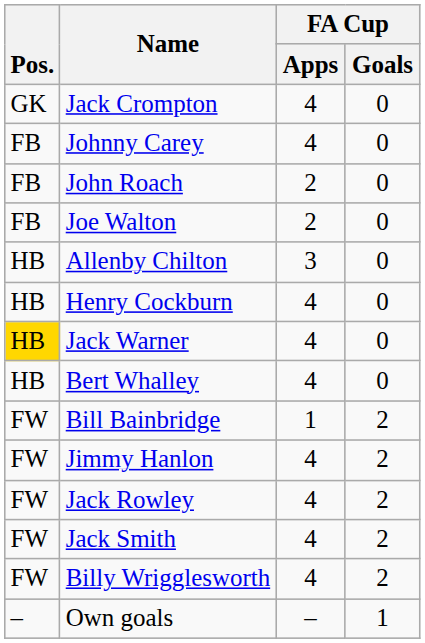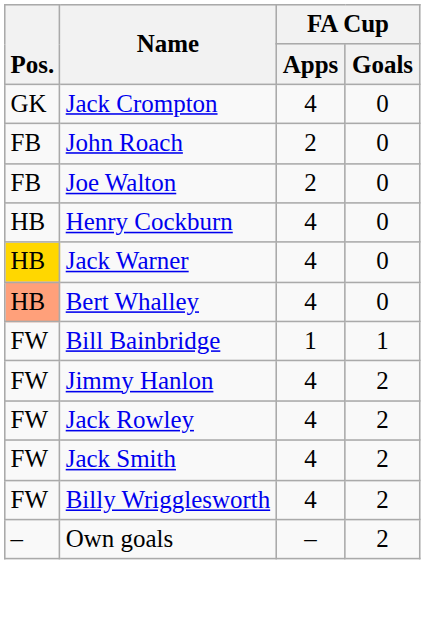- row: (135, 143)
- row: (146, 261)
(28, 380) no background -> (28, 301) lightsalmon background
(383, 420) 2 -> (383, 340) 1
(383, 618) 1 -> (383, 538) 2
